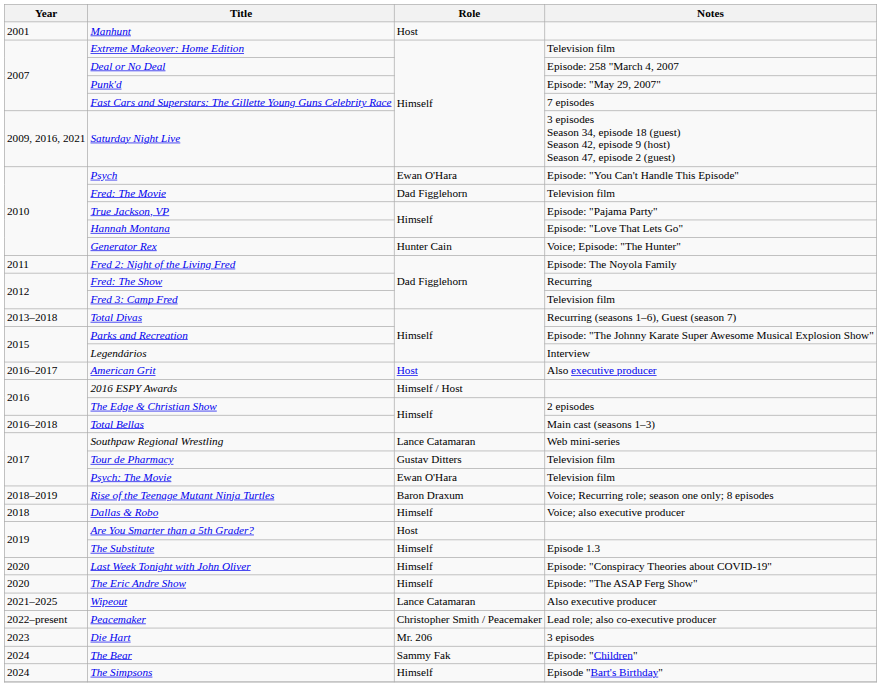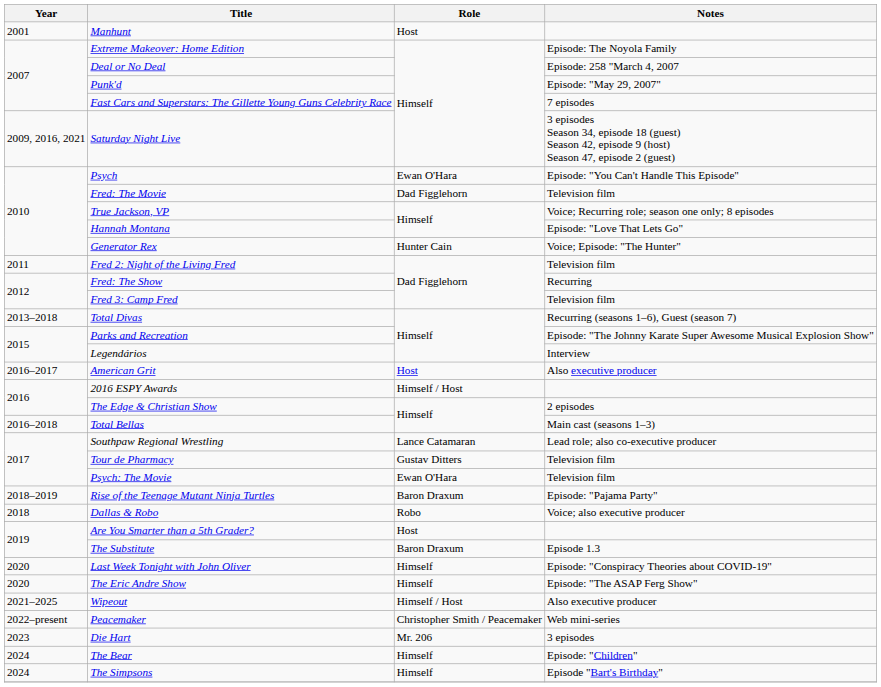(581, 48) Television film -> (612, 48) Episode: The Noyola Family
(602, 211) Episode: "Pajama Party" -> (660, 211) Voice; Recurring role; season one only; 8 episodes
(612, 264) Episode: The Noyola Family -> (581, 264) Television film
(584, 441) Web mini-series -> (632, 441) Lead role; also co-executive producer
(660, 495) Voice; Recurring role; season one only; 8 episodes -> (602, 495) Episode: "Pajama Party"
(415, 513) Himself -> (409, 513) Robo
(415, 548) Himself -> (430, 548) Baron Draxum
(436, 601) Lance Catamaran -> (430, 601) Himself / Host
(632, 619) Lead role; also co-executive producer -> (584, 619) Web mini-series
(424, 655) Sammy Fak -> (415, 655) Himself
